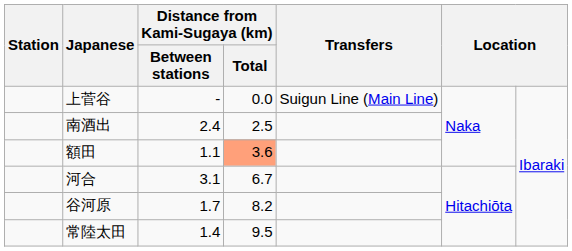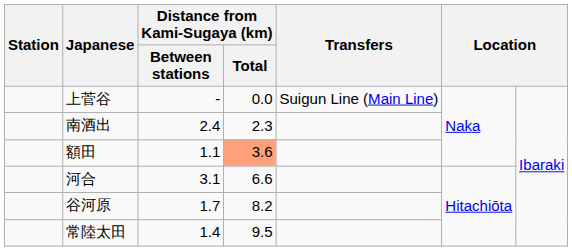(262, 126) 2.5 -> (262, 126) 2.3
(262, 179) 6.7 -> (262, 179) 6.6
